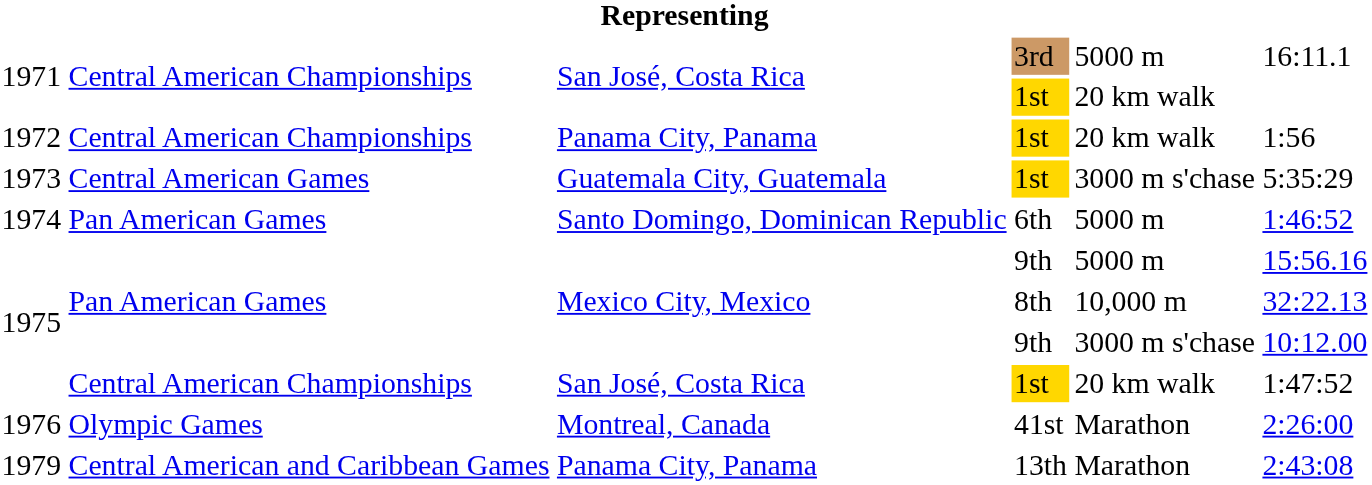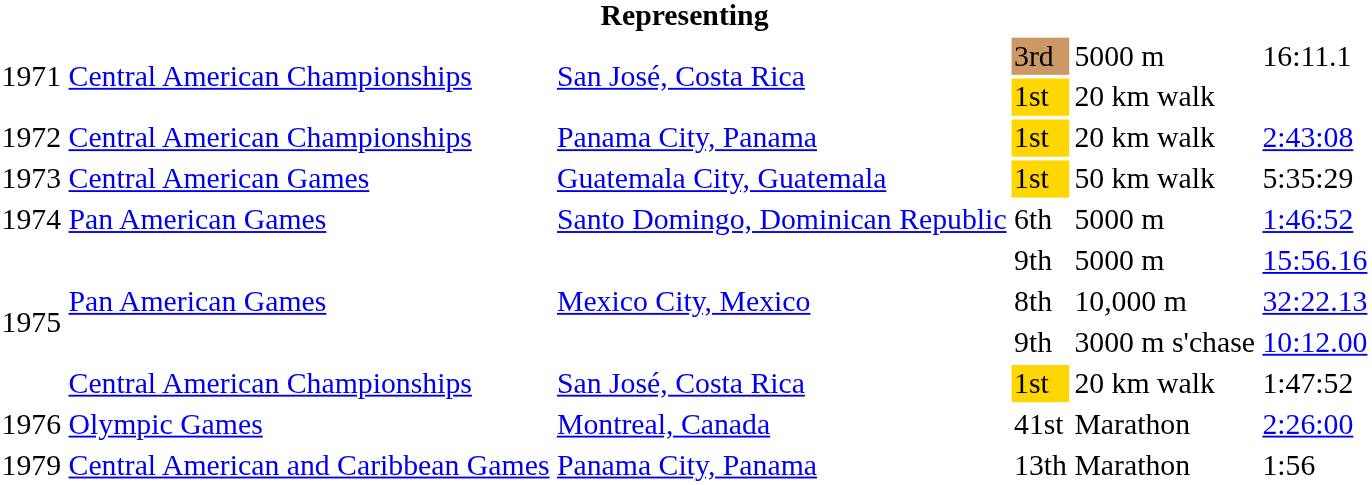(1289, 137) 1:56 -> (1308, 137) 2:43:08
(1165, 178) 3000 m s'chase -> (1145, 178) 50 km walk
(1308, 465) 2:43:08 -> (1289, 465) 1:56
